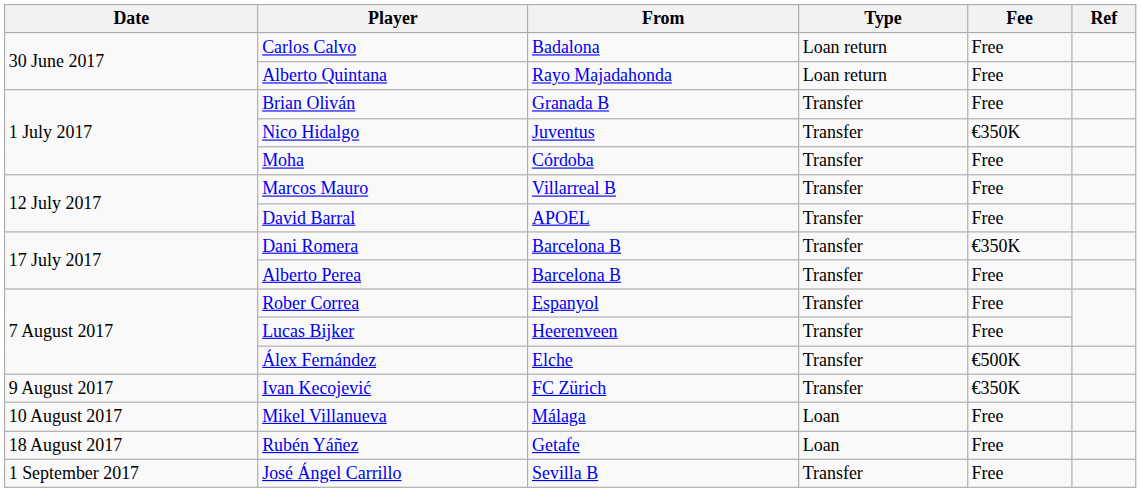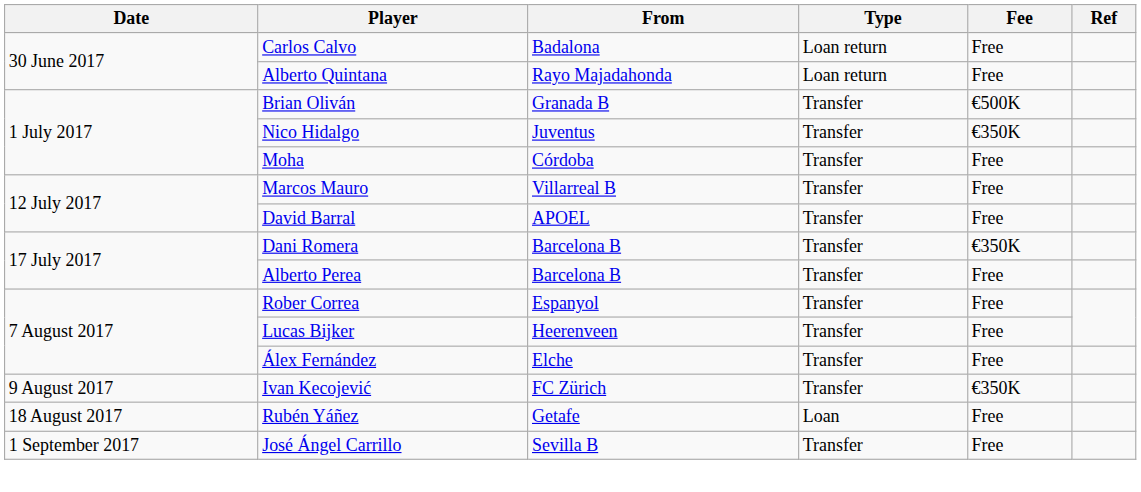(988, 103) Free -> (996, 103) €500K
(996, 359) €500K -> (988, 359) Free
- row: (324, 416)
